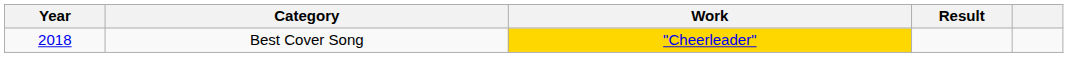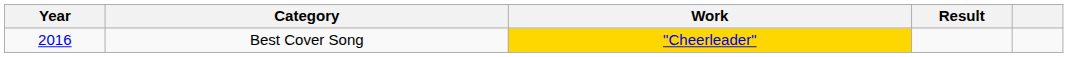(55, 40) 2018 -> (55, 40) 2016
